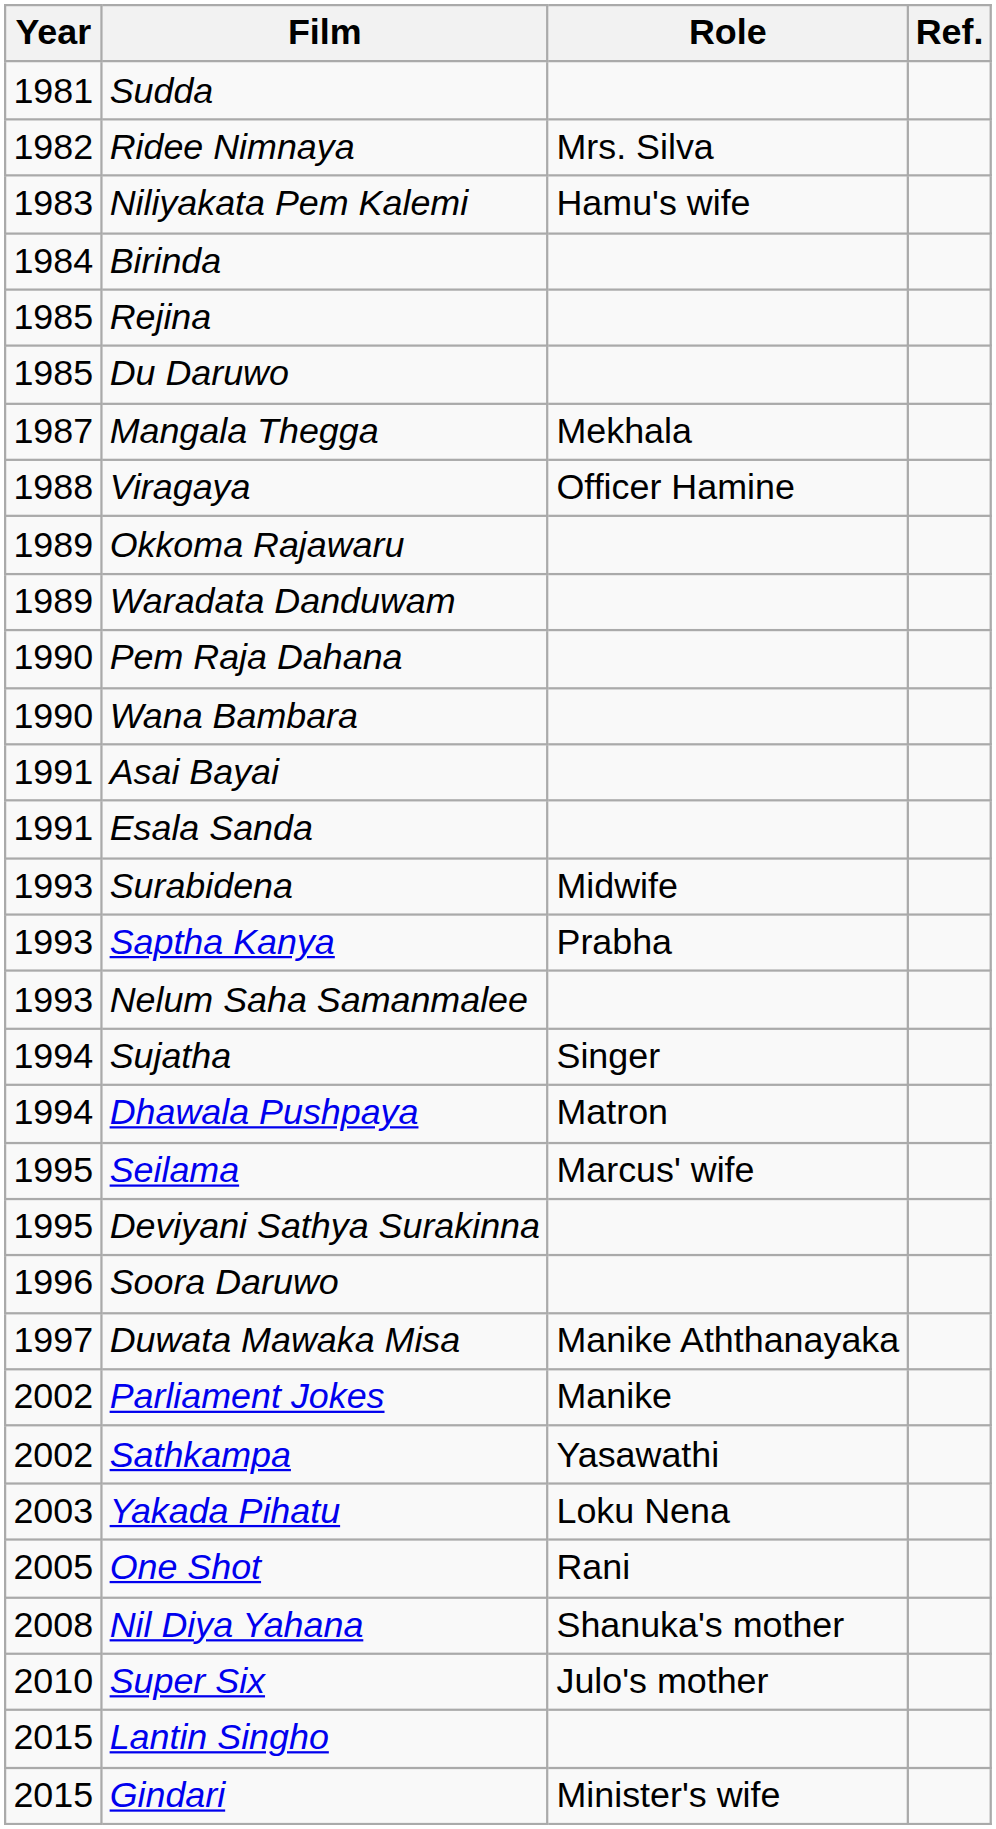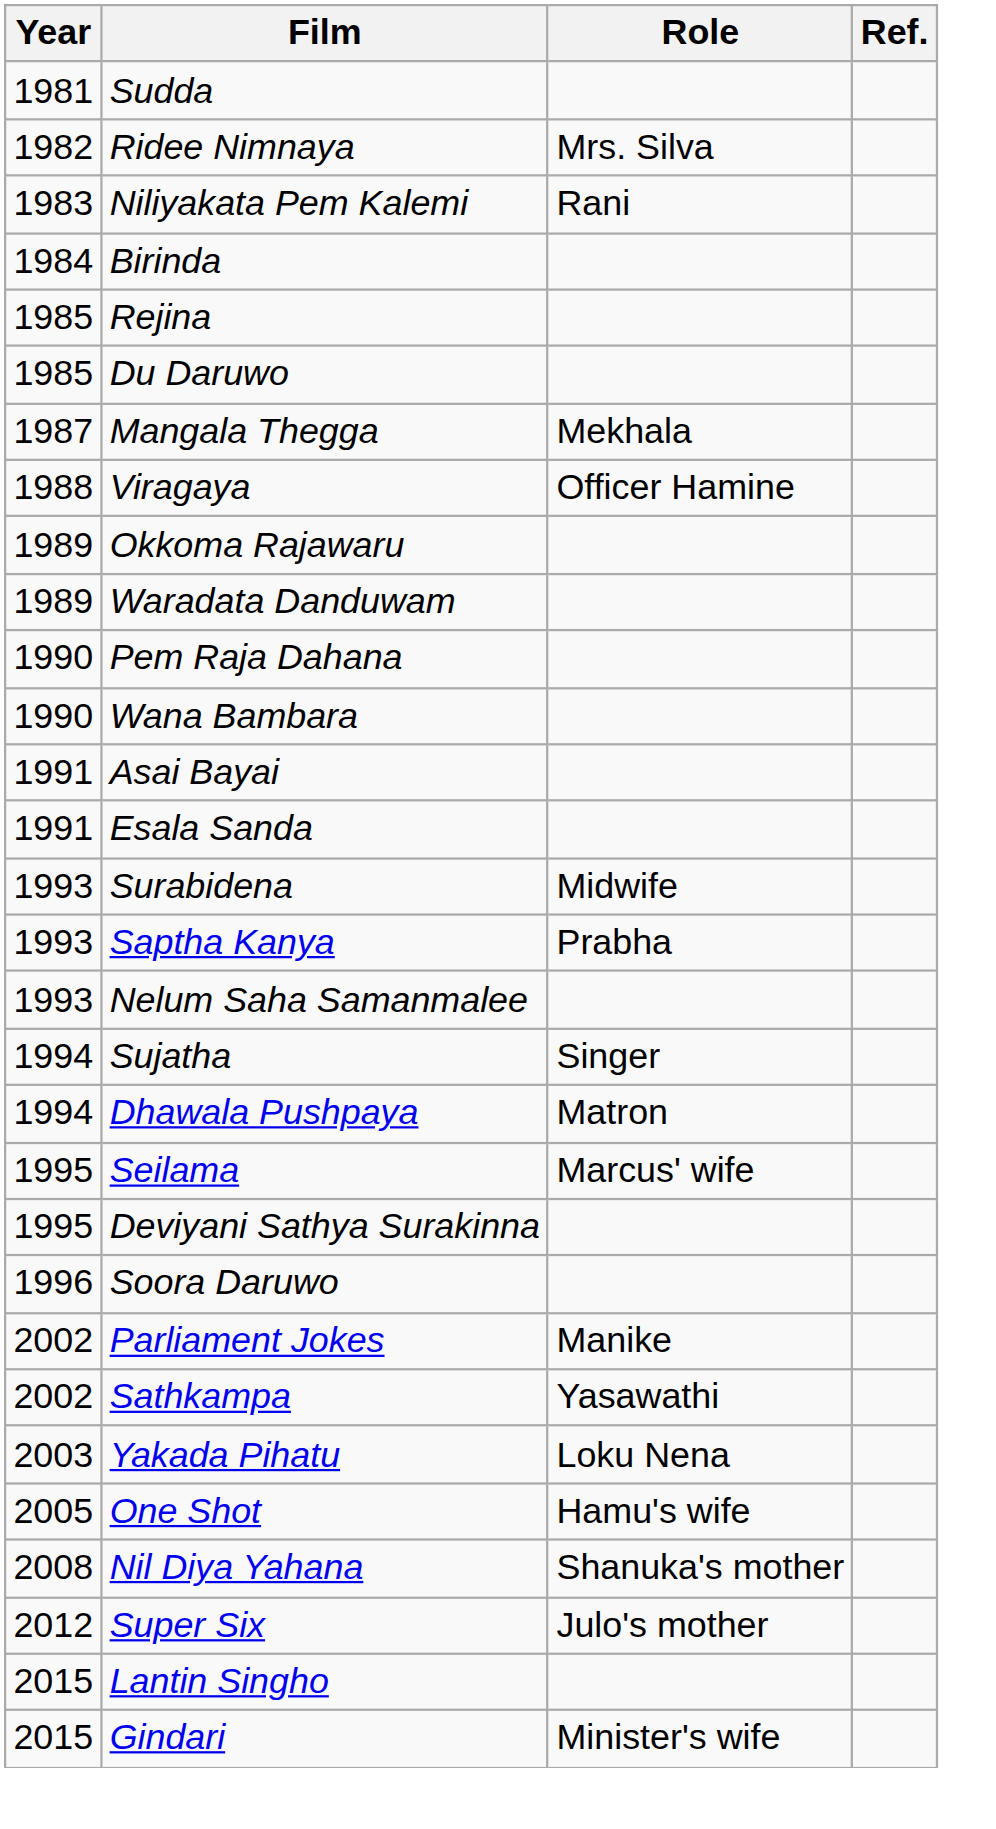(654, 203) Hamu's wife -> (593, 203) Rani
- row: (285, 1340)
(593, 1567) Rani -> (654, 1510) Hamu's wife
(53, 1681) 2010 -> (53, 1624) 2012
